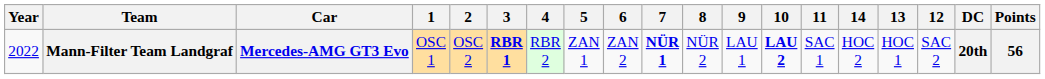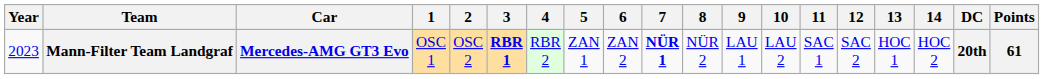columns swapped: (936, 16) <-> (858, 16)
(24, 51) 2022 -> (24, 51) 2023
(781, 51) bold -> (781, 51) normal
(1015, 51) 56 -> (1014, 51) 61
